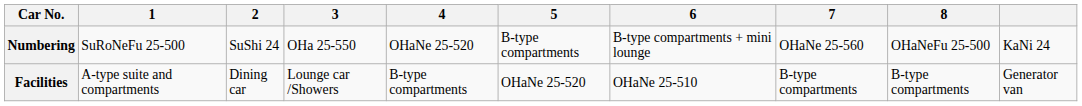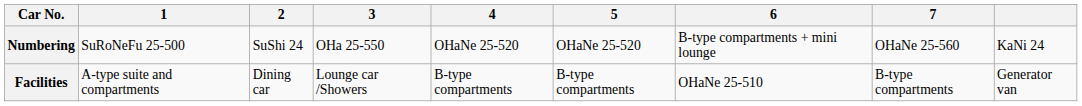- column: (944, 15)
(540, 44) B-type compartments -> (599, 44) OHaNe 25-520
(543, 82) OHaNe 25-520 -> (595, 82) B-type compartments
